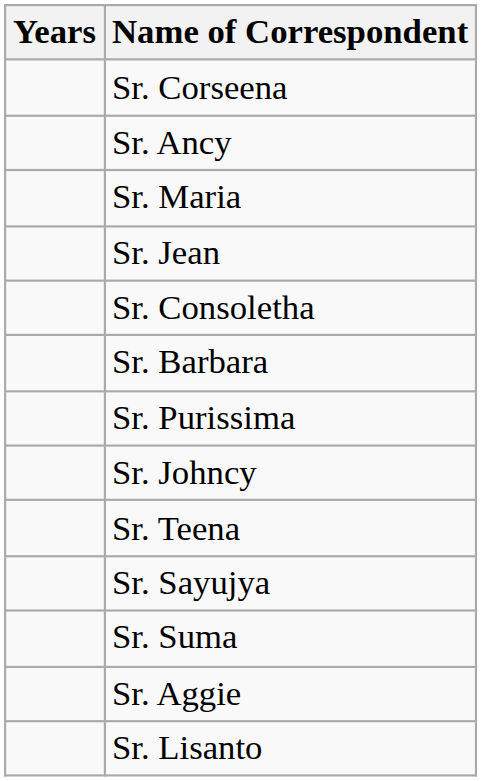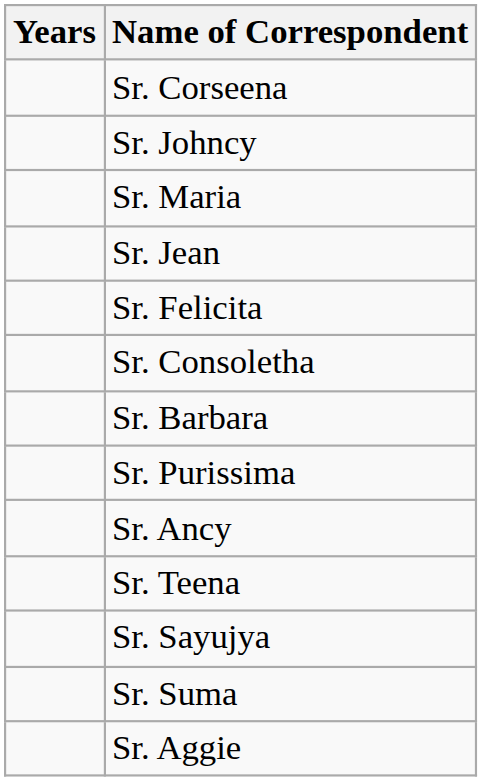rows swapped: (172, 142) <-> (184, 472)
+ row: (187, 307)
- row: (187, 747)
